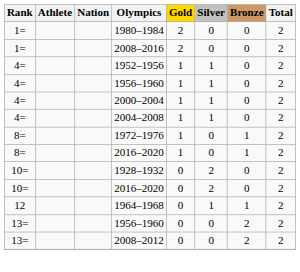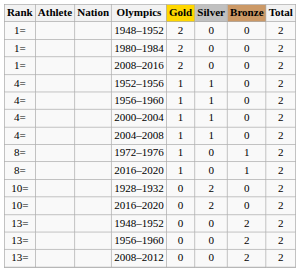+ row: (20, 30)
- row: (20, 205)
+ row: (20, 223)
